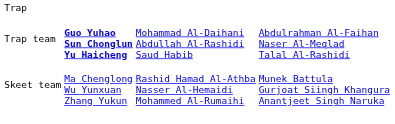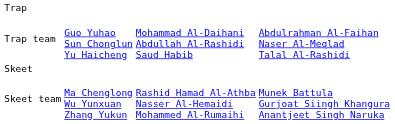(99, 43) bold -> (99, 43) normal
+ row: (18, 68)
